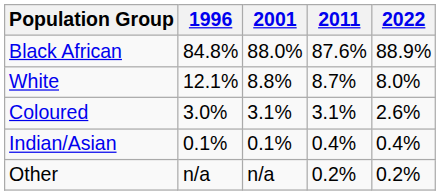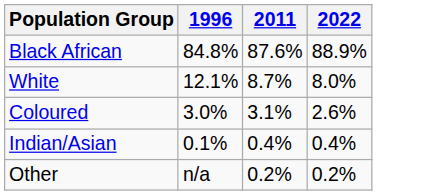- column: (275, 19)
